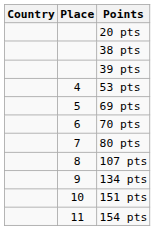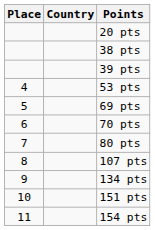columns swapped: (77, 14) <-> (31, 14)
